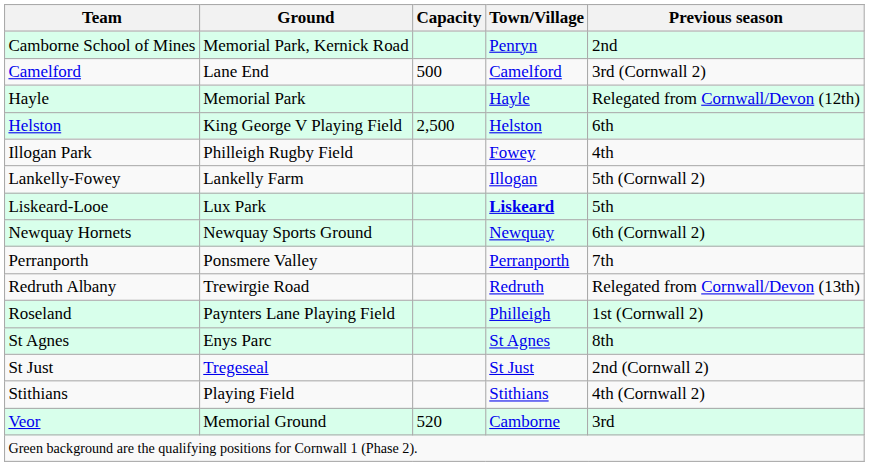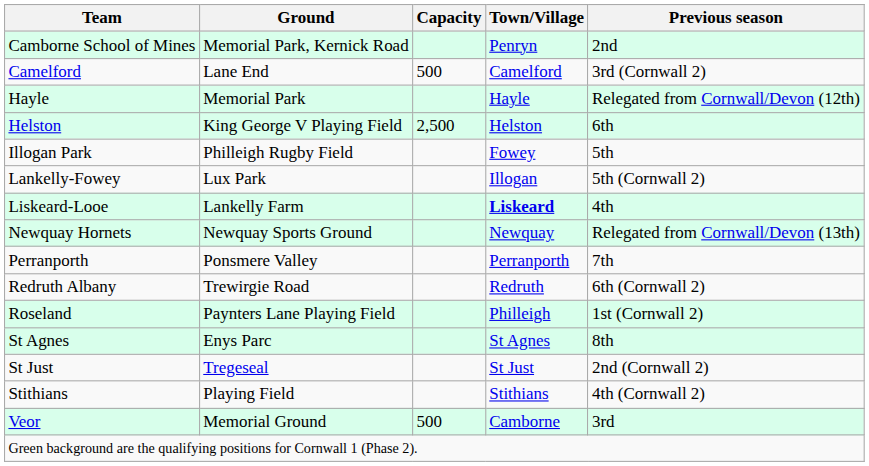(603, 152) 4th -> (603, 152) 5th
(253, 179) Lankelly Farm -> (235, 179) Lux Park
(235, 206) Lux Park -> (253, 206) Lankelly Farm
(603, 206) 5th -> (603, 206) 4th
(648, 233) 6th (Cornwall 2) -> (726, 233) Relegated from Cornwall/Devon (13th)
(726, 286) Relegated from Cornwall/Devon (13th) -> (648, 286) 6th (Cornwall 2)
(429, 421) 520 -> (429, 421) 500
